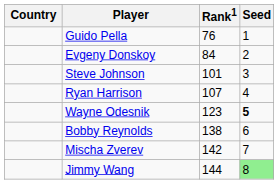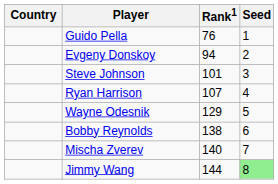(209, 55) 84 -> (209, 55) 94
(212, 112) 123 -> (212, 112) 129
(246, 112) bold -> (246, 112) normal
(212, 150) 142 -> (212, 150) 140
